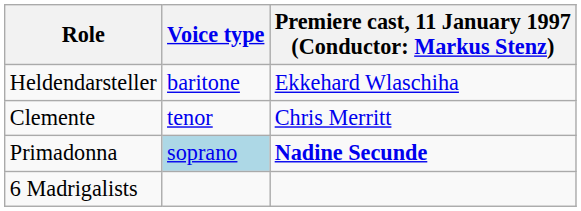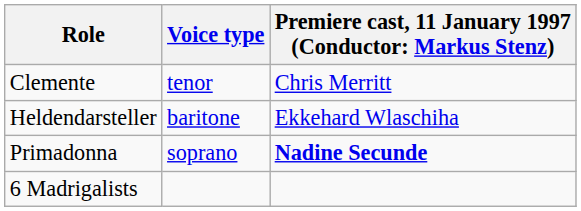rows swapped: (52, 117) <-> (83, 82)
(202, 152) lightblue background -> (202, 152) no background
